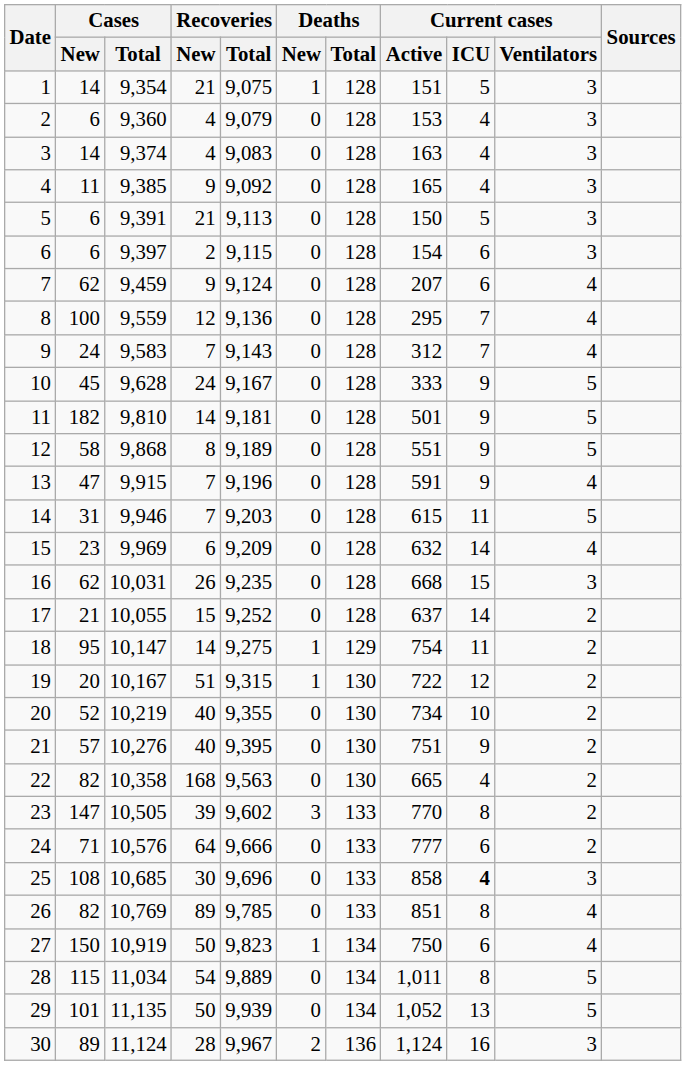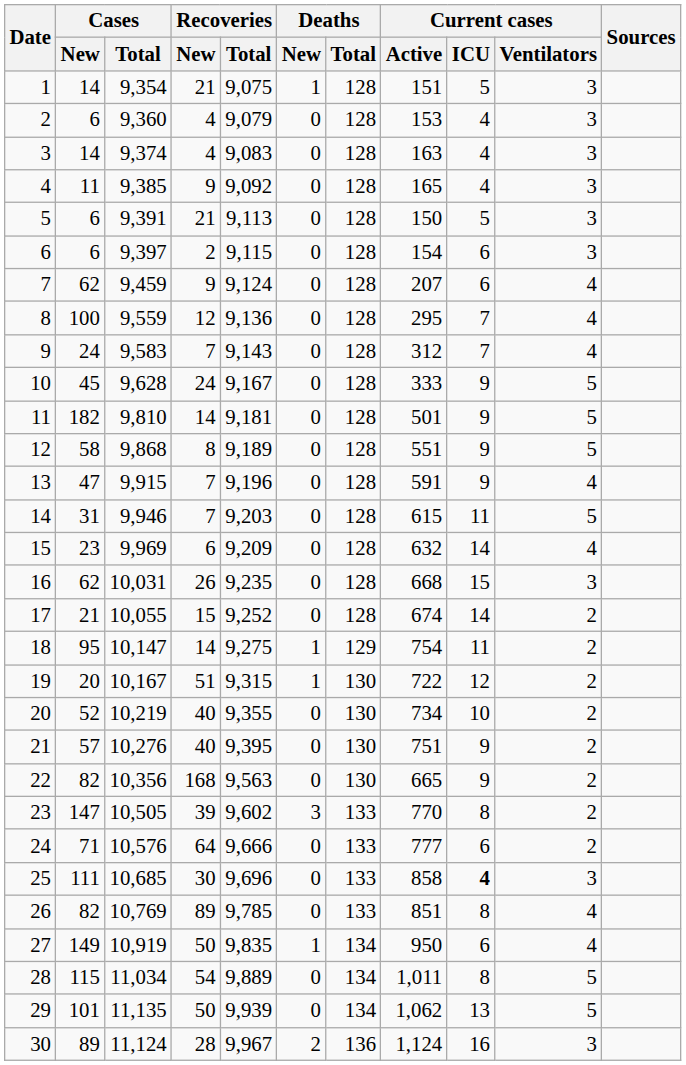(427, 614) 637 -> (427, 614) 674
(138, 779) 10,358 -> (138, 779) 10,356
(485, 779) 4 -> (485, 779) 9
(84, 878) 108 -> (85, 878) 111
(84, 944) 150 -> (84, 944) 149
(249, 944) 9,823 -> (249, 944) 9,835
(427, 944) 750 -> (427, 944) 950
(419, 1010) 1,052 -> (419, 1010) 1,062
